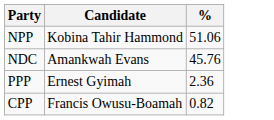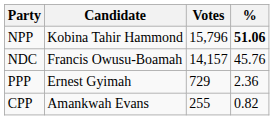+ column: (208, 15)
(205, 37) normal -> (250, 37) bold
(98, 59) Amankwah Evans -> (115, 59) Francis Owusu-Boamah
(115, 103) Francis Owusu-Boamah -> (98, 103) Amankwah Evans
